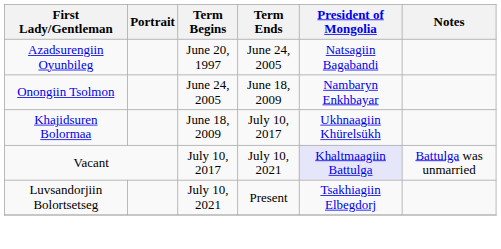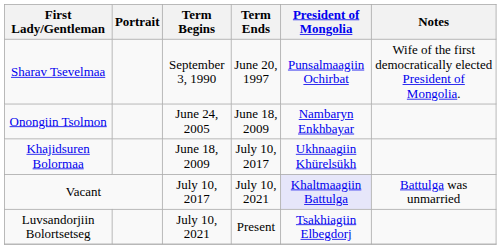+ row: (58, 71)
- row: (66, 57)
